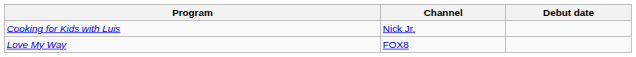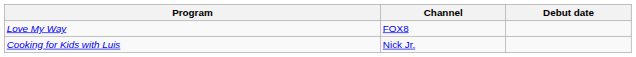rows swapped: (63, 28) <-> (36, 44)
